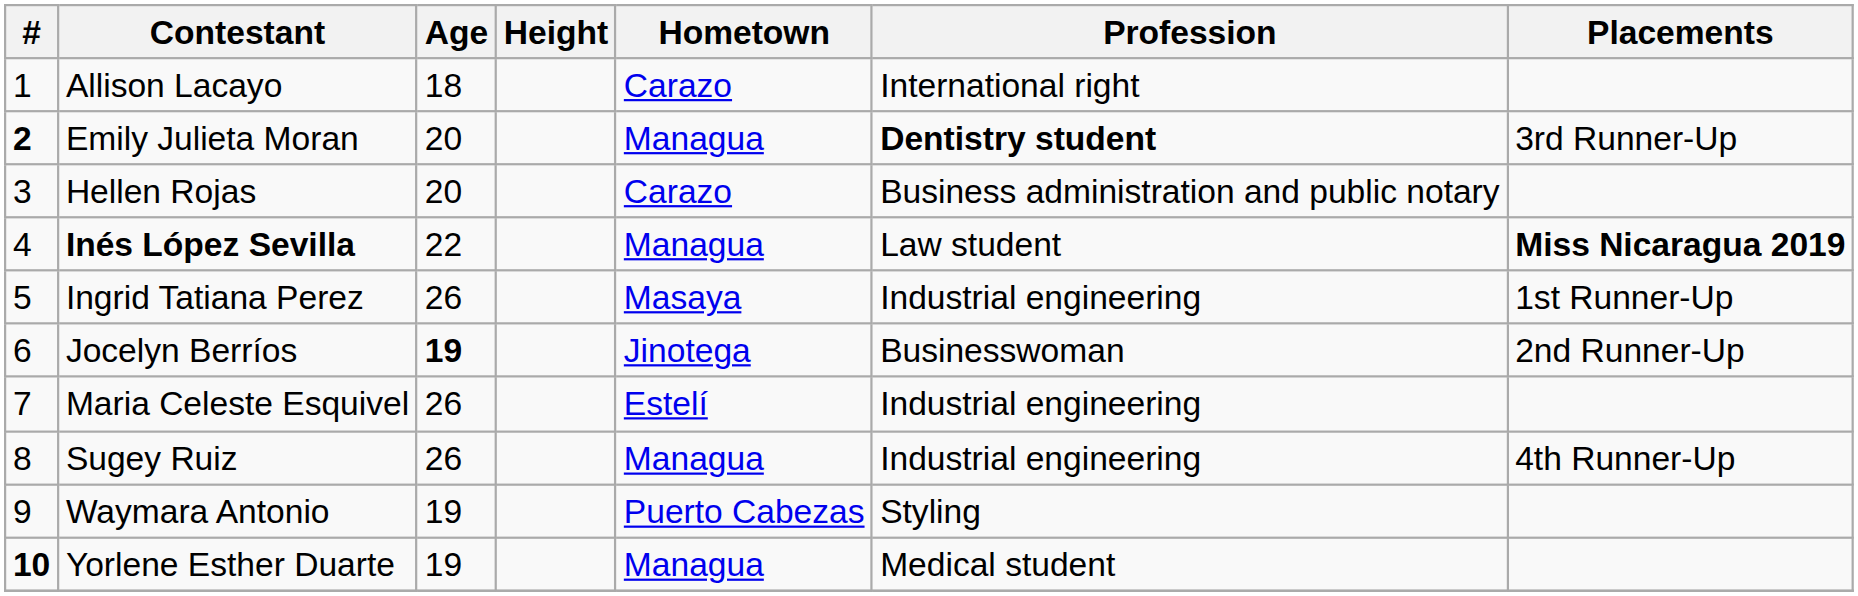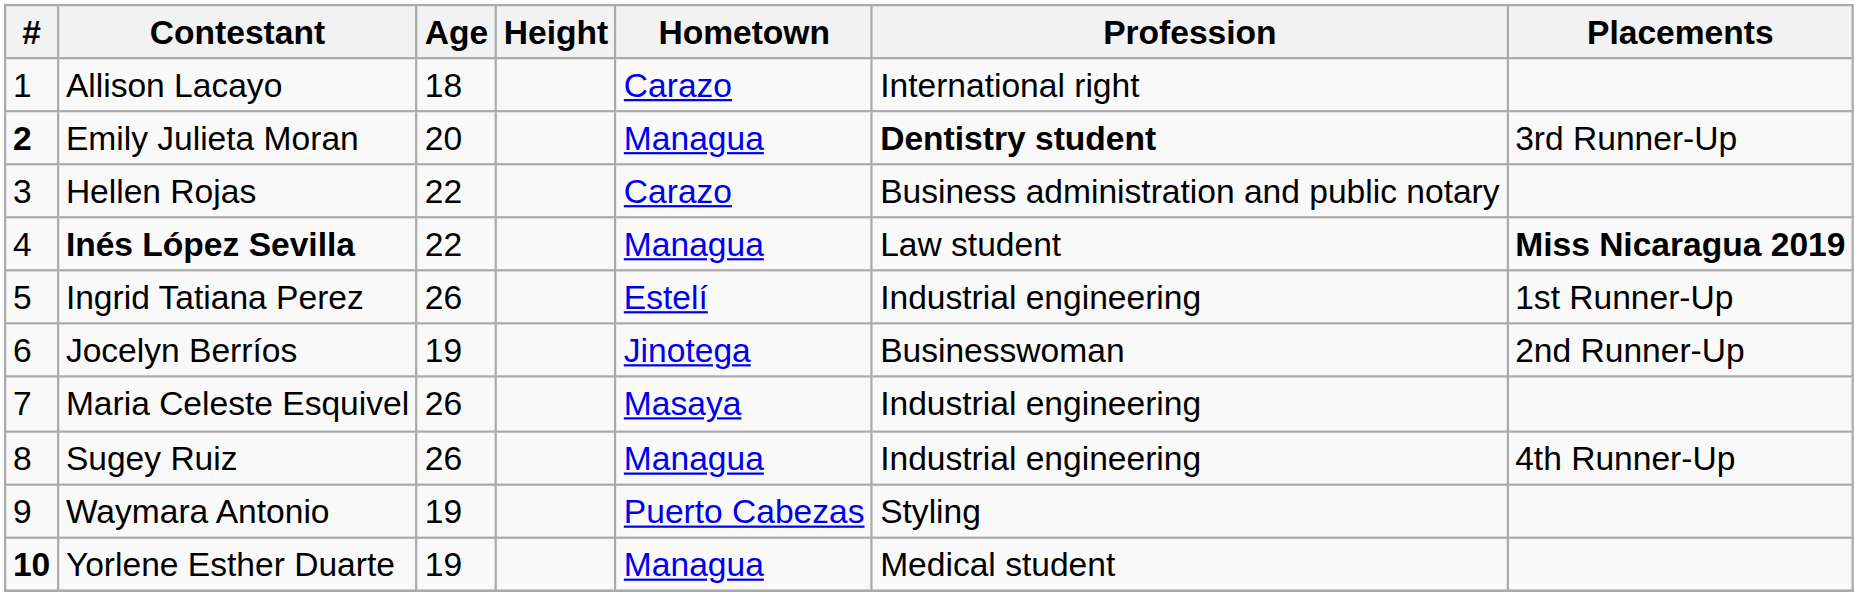(443, 191) 20 -> (443, 191) 22
(683, 298) Masaya -> (666, 298) Estelí
(443, 351) bold -> (443, 351) normal
(666, 404) Estelí -> (683, 404) Masaya
